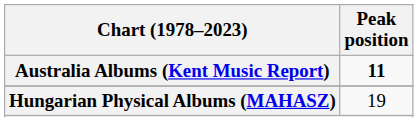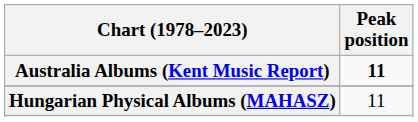(376, 100) 19 -> (376, 100) 11
